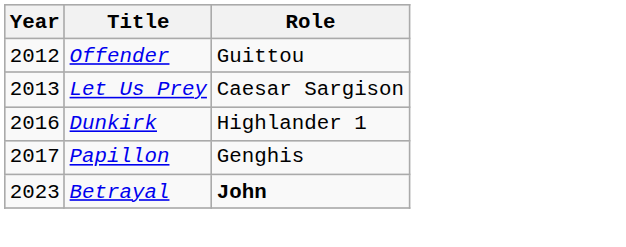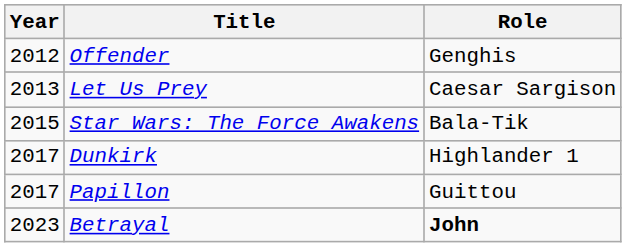(261, 56) Guittou -> (473, 56) Genghis
+ row: (244, 123)
(35, 123) 2016 -> (35, 157) 2017
(261, 157) Genghis -> (473, 191) Guittou
